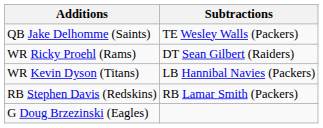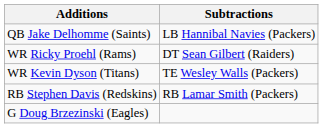(230, 34) TE Wesley Walls (Packers) -> (239, 34) LB Hannibal Navies (Packers)
(239, 73) LB Hannibal Navies (Packers) -> (230, 73) TE Wesley Walls (Packers)
